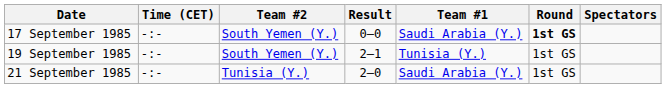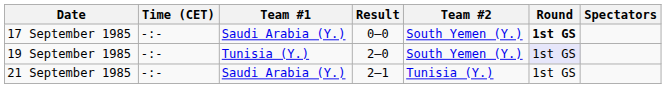columns swapped: (463, 14) <-> (282, 14)
(370, 54) 2–1 -> (378, 54) 2–0
(554, 54) no background -> (554, 54) lavender background
(370, 73) 2–0 -> (378, 73) 2–1
